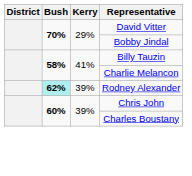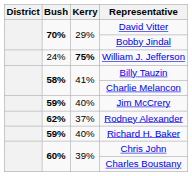+ row: (143, 57)
+ row: (143, 103)
(56, 88) paleturquoise background -> (56, 118) no background
(85, 88) 39% -> (85, 118) 37%
+ row: (143, 133)
